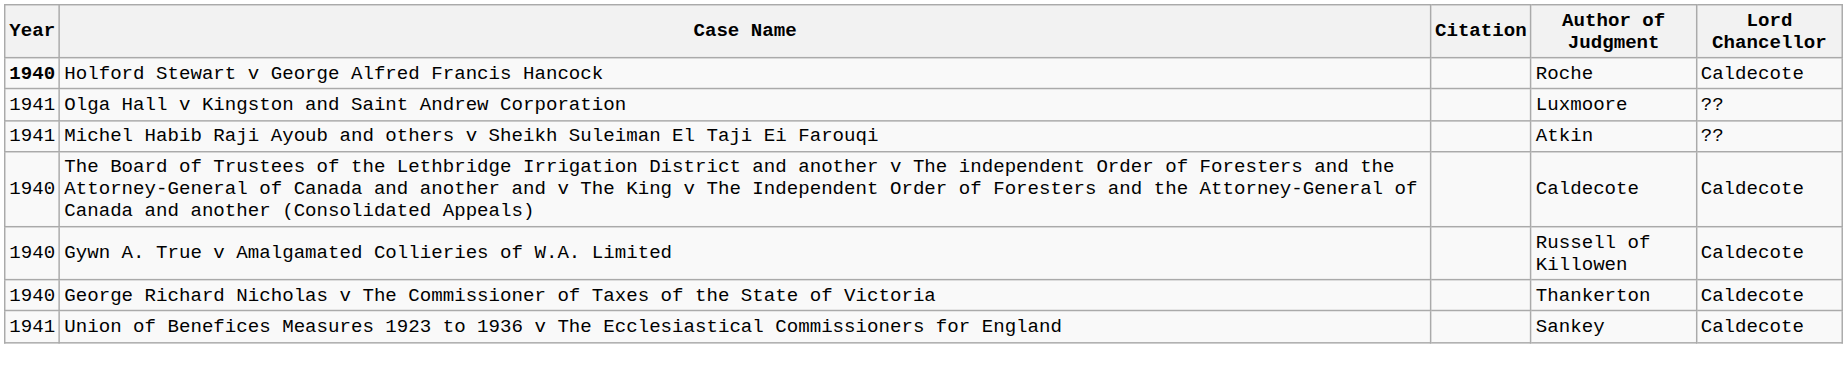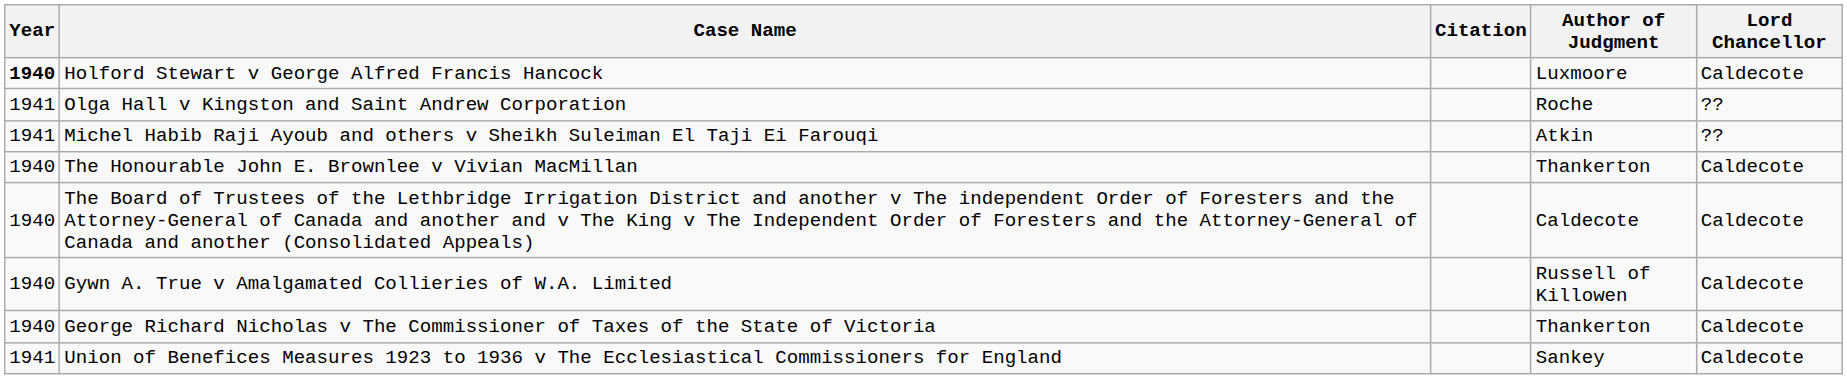(1564, 74) Roche -> (1582, 74) Luxmoore
(1582, 105) Luxmoore -> (1564, 105) Roche
+ row: (351, 167)
